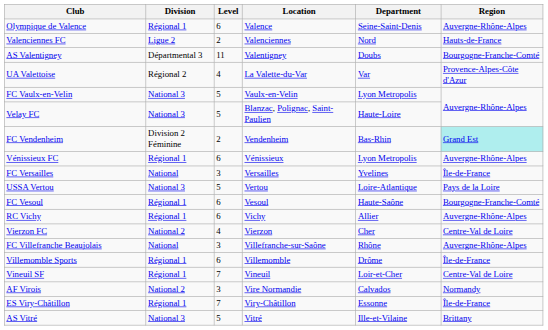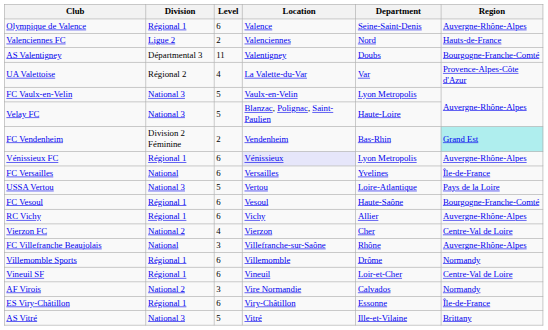(264, 159) no background -> (264, 159) lavender background
(218, 173) 3 -> (218, 173) 6
(467, 260) Île-de-France -> (462, 260) Normandy
(218, 275) 7 -> (218, 275) 6
(218, 304) 7 -> (218, 304) 6
